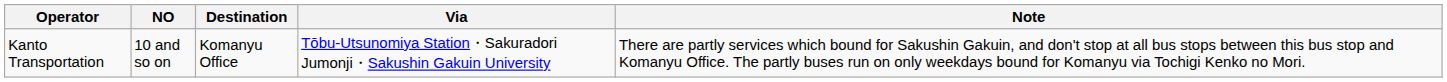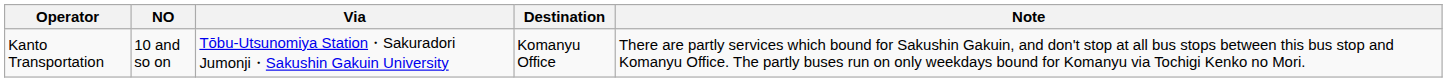columns swapped: (457, 17) <-> (247, 17)
